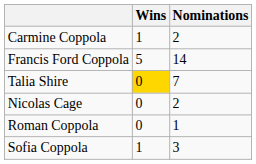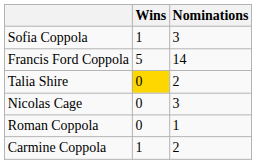rows swapped: (57, 37) <-> (48, 147)
(176, 81) 7 -> (176, 81) 2
(176, 103) 2 -> (176, 103) 3
